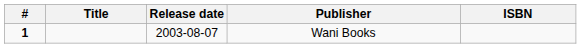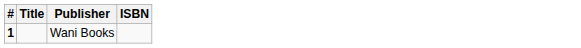- column: (187, 14)
